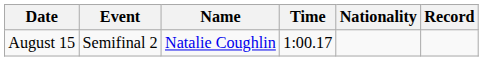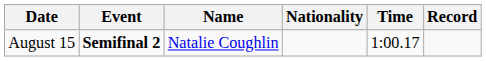columns swapped: (378, 17) <-> (308, 17)
(120, 42) normal -> (121, 42) bold
